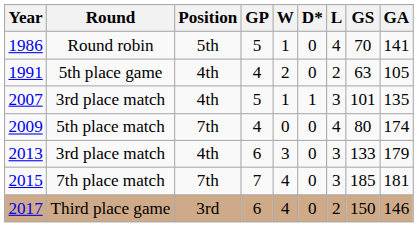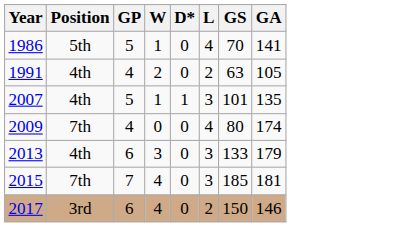- column: (110, 18)
